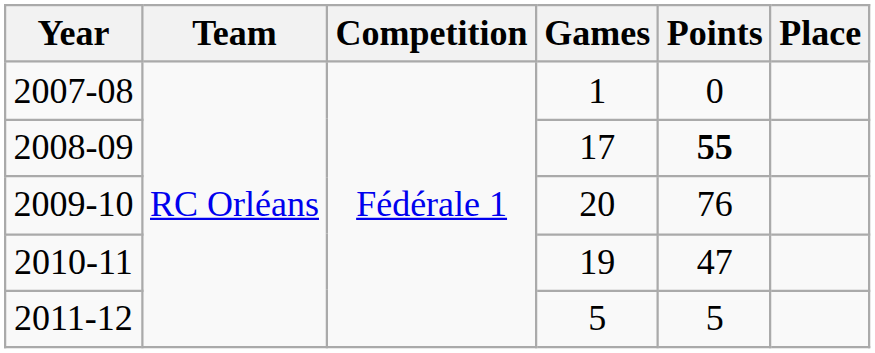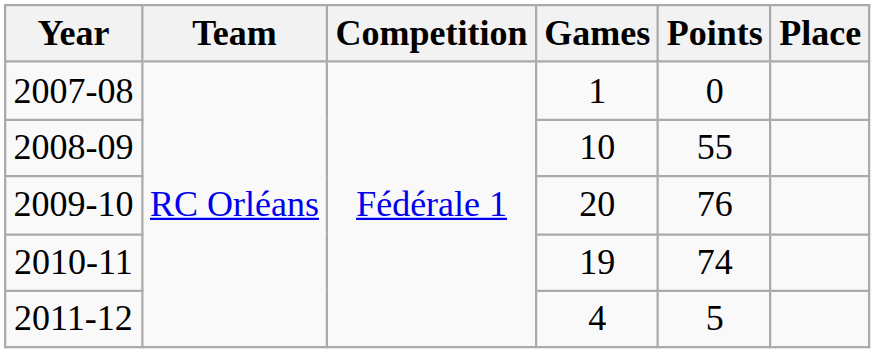(597, 147) 17 -> (597, 147) 10
(715, 147) bold -> (715, 147) normal
(715, 261) 47 -> (715, 261) 74
(597, 318) 5 -> (597, 318) 4
